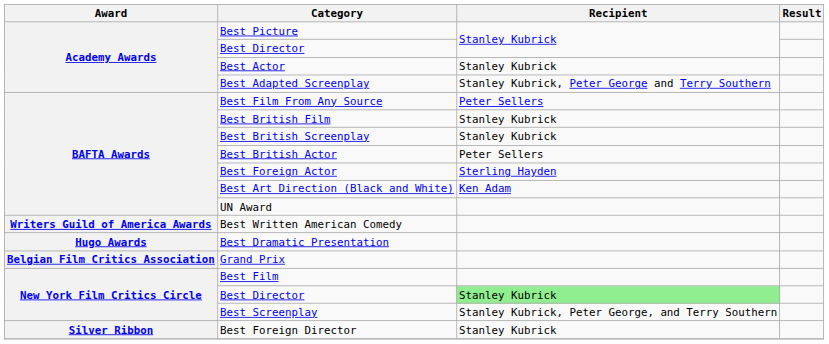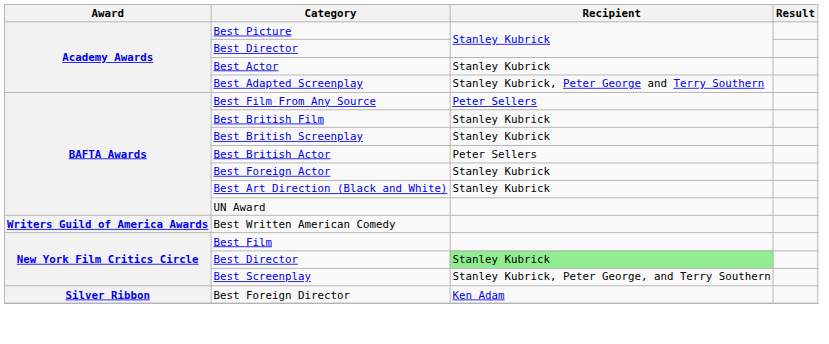(508, 171) Sterling Hayden -> (501, 171) Stanley Kubrick
(485, 189) Ken Adam -> (501, 189) Stanley Kubrick
- row: (111, 242)
- row: (111, 259)
(508, 330) Stanley Kubrick -> (479, 295) Ken Adam
